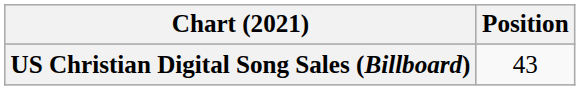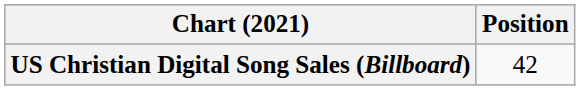(525, 64) 43 -> (525, 64) 42
